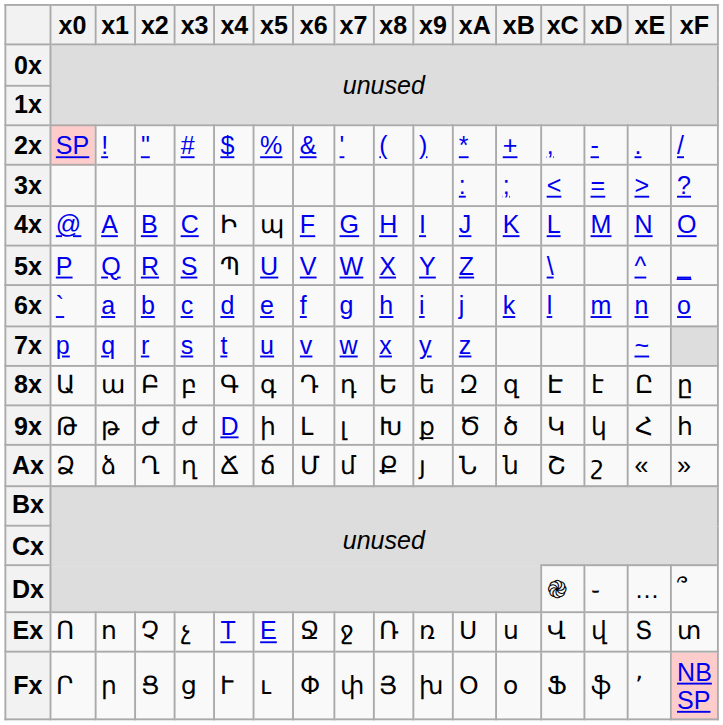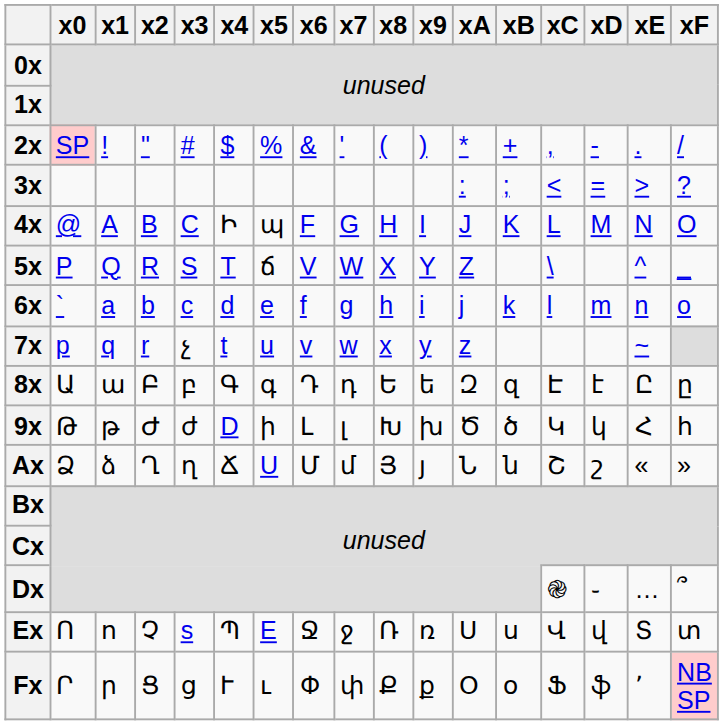(230, 265) Պ -> (228, 265) T
(269, 265) U -> (268, 265) ճ
(187, 346) s -> (185, 346) չ
(427, 426) ք -> (431, 426) խ
(268, 466) ճ -> (269, 466) U
(389, 466) Ք -> (388, 466) Յ
(185, 632) չ -> (187, 632) s
(228, 632) T -> (230, 632) Պ
(388, 686) Յ -> (389, 686) Ք
(431, 686) խ -> (427, 686) ք
